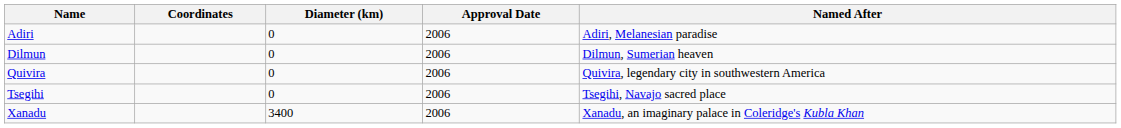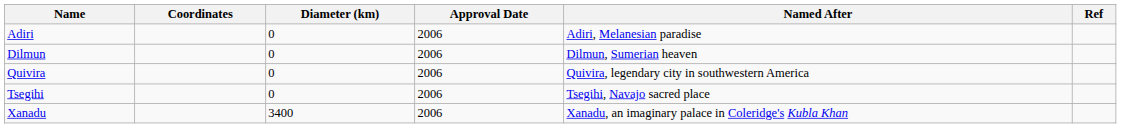+ column: (1094, 14)
